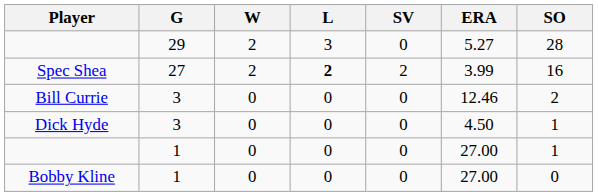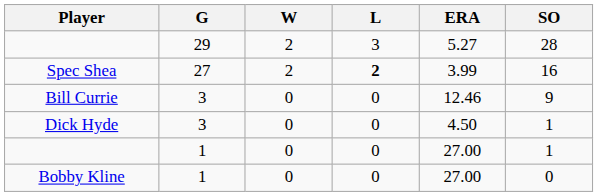- column: (403, 17)
(555, 97) 2 -> (549, 97) 9
